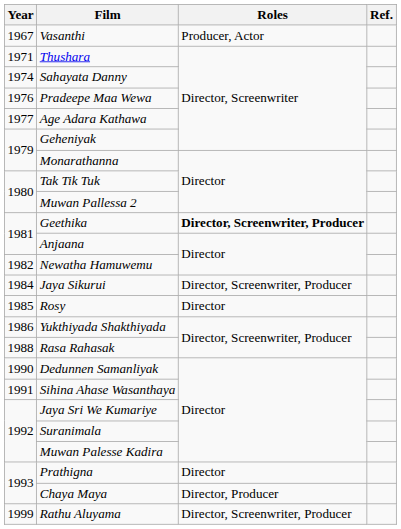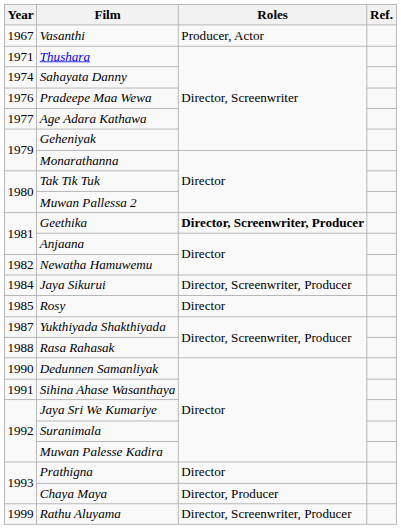(21, 327) 1986 -> (21, 327) 1987
